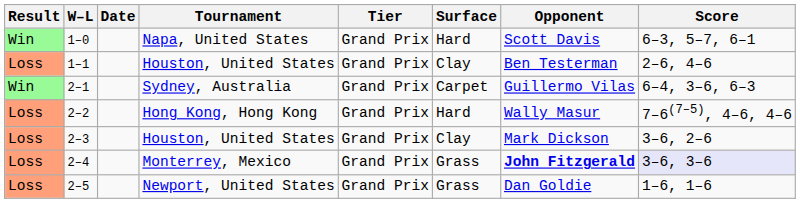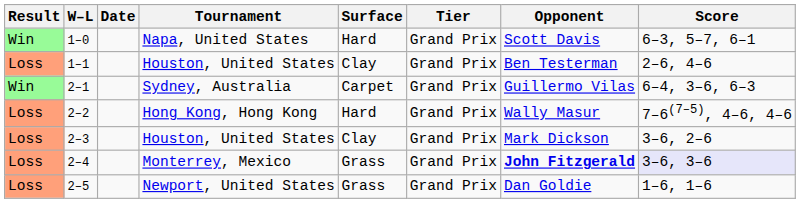columns swapped: (385, 16) <-> (466, 16)
